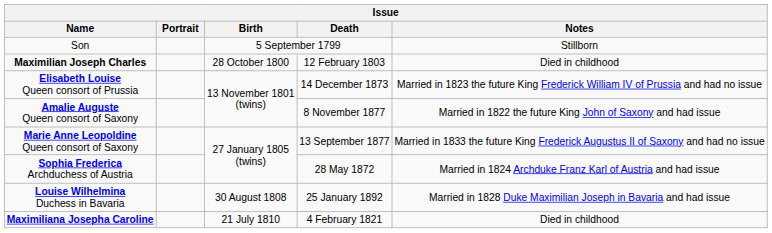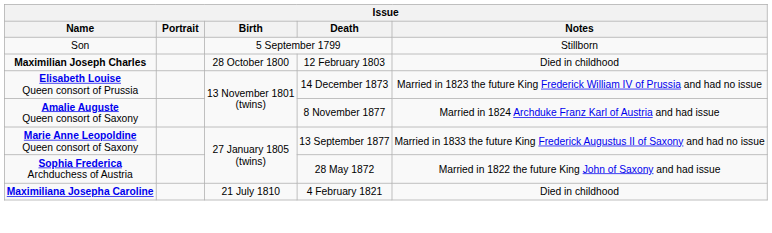(580, 113) Married in 1822 the future King John of Saxony and had issue -> (580, 113) Married in 1824 Archduke Franz Karl of Austria and had issue
(580, 169) Married in 1824 Archduke Franz Karl of Austria and had issue -> (580, 169) Married in 1822 the future King John of Saxony and had issue
- row: (80, 197)
